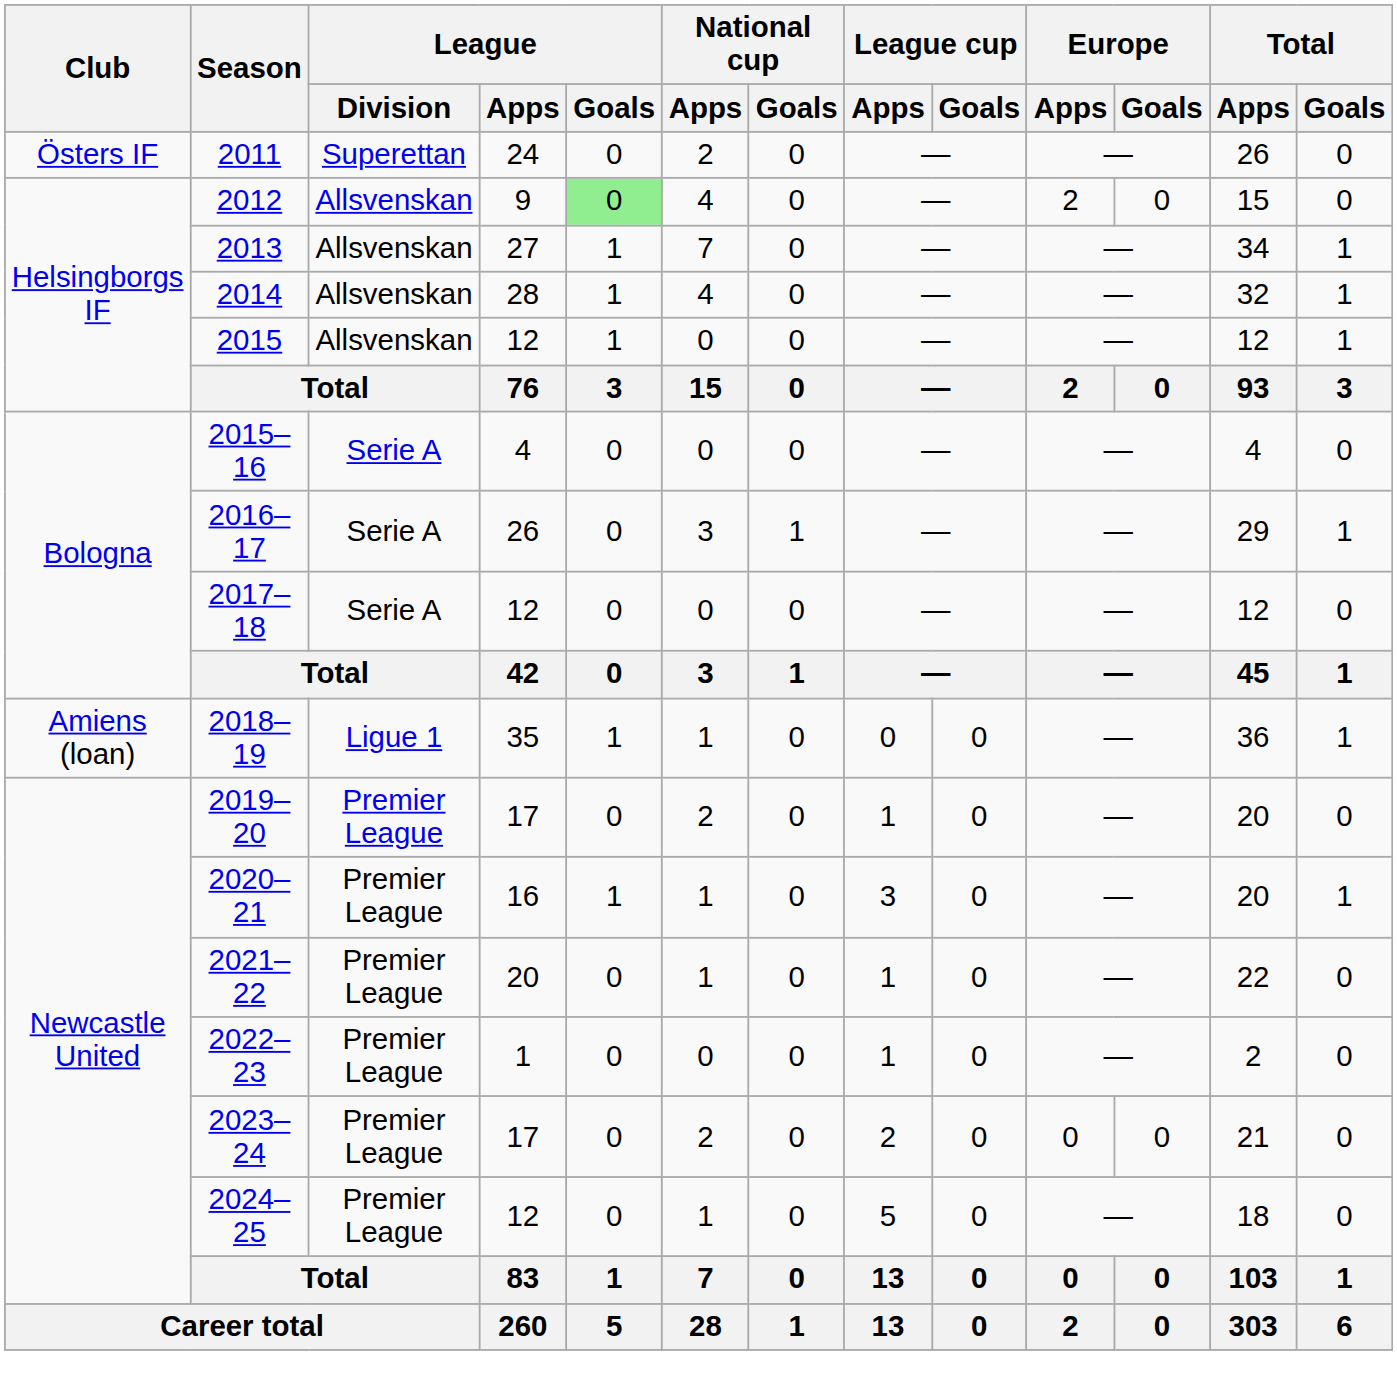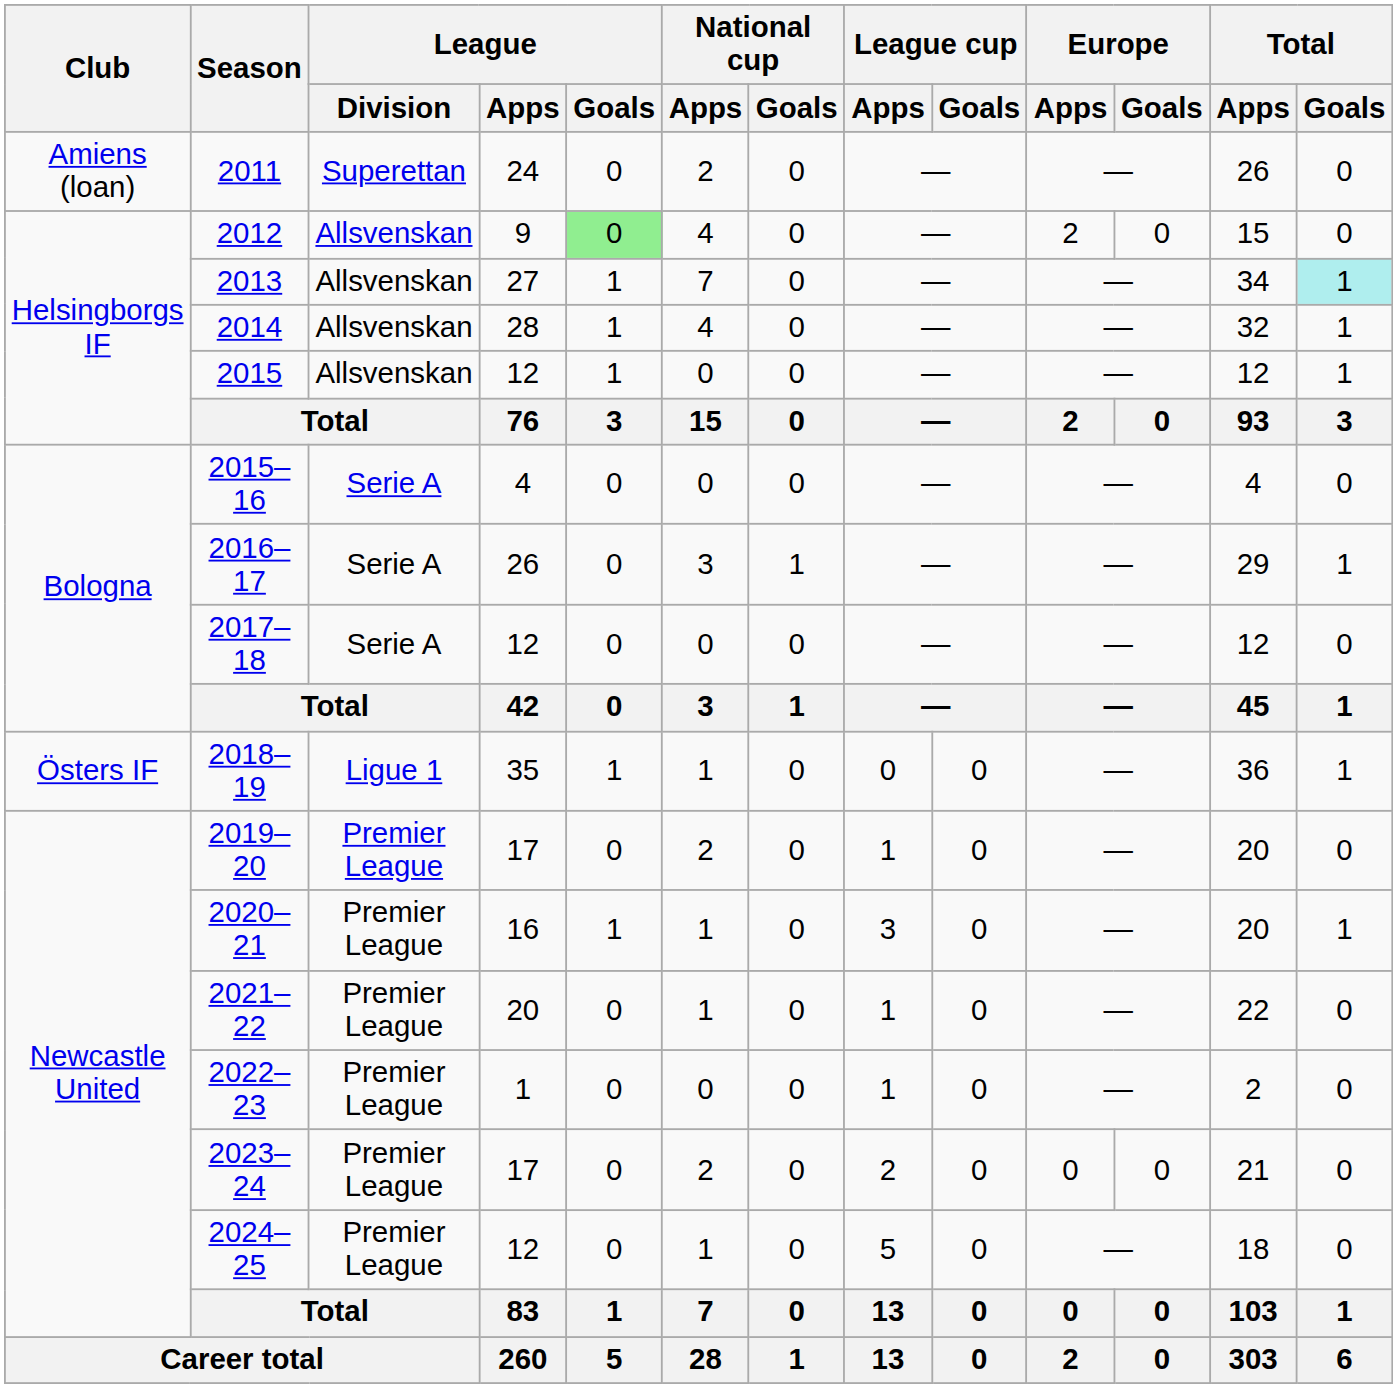(98, 154) Östers IF -> (98, 170) Amiens (loan)
(1344, 247) no background -> (1344, 280) paleturquoise background
(98, 737) Amiens (loan) -> (98, 770) Östers IF
